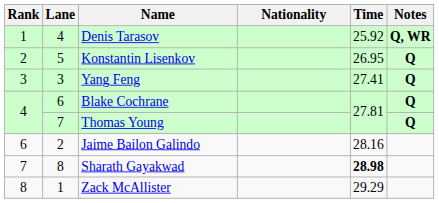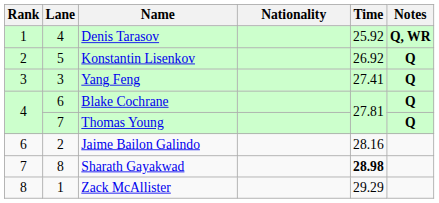(368, 58) 26.95 -> (368, 58) 26.92
